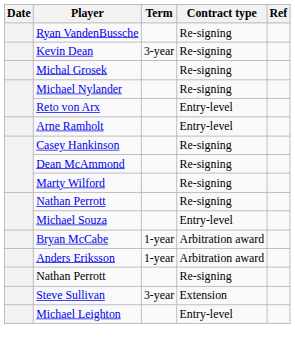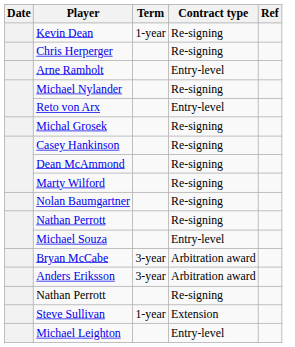- row: (87, 32)
(159, 51) 3-year -> (151, 32) 1-year
+ row: (74, 51)
rows swapped: (70, 126) <-> (72, 70)
+ row: (83, 201)
(159, 239) 1-year -> (151, 257) 3-year
(159, 257) 1-year -> (151, 276) 3-year
(159, 295) 3-year -> (151, 314) 1-year
